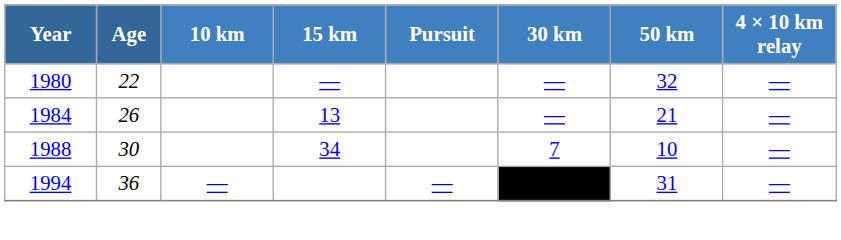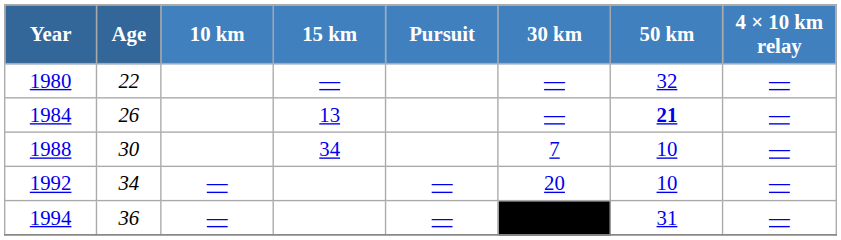(667, 115) normal -> (667, 115) bold
+ row: (51, 183)
